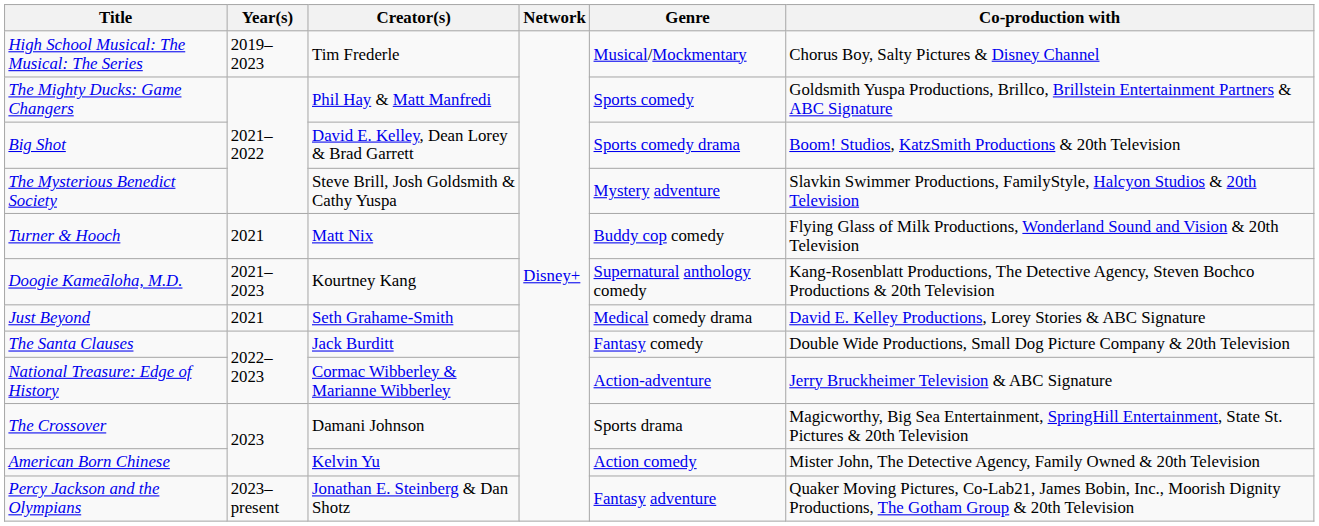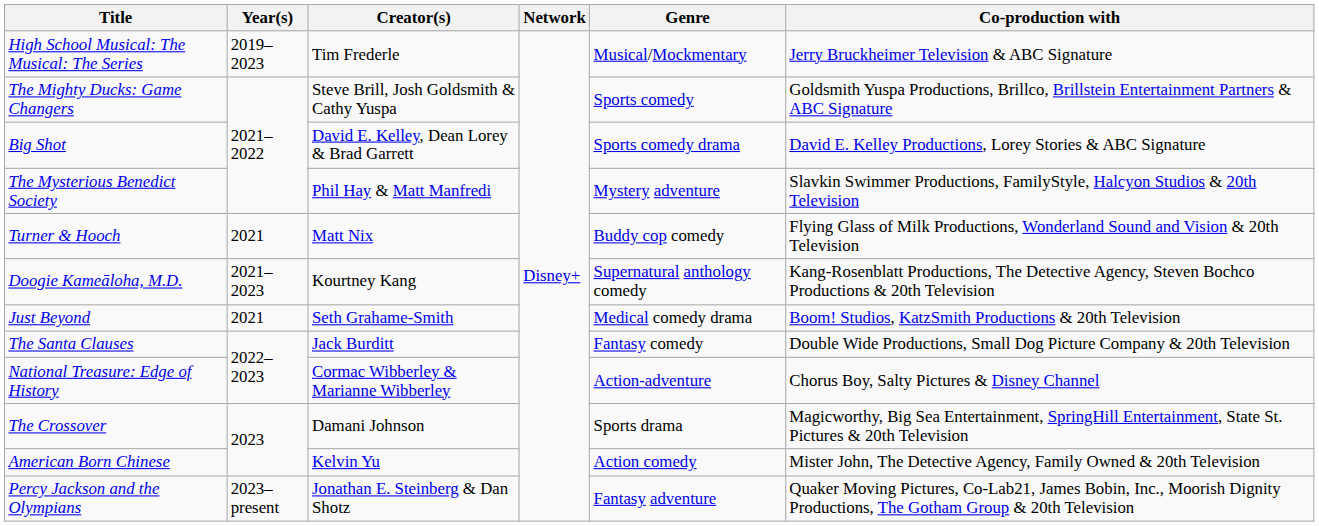(944, 53) Chorus Boy, Salty Pictures & Disney Channel -> (951, 53) Jerry Bruckheimer Television & ABC Signature
(402, 99) Phil Hay & Matt Manfredi -> (413, 99) Steve Brill, Josh Goldsmith & Cathy Yuspa
(985, 145) Boom! Studios, KatzSmith Productions & 20th Television -> (997, 145) David E. Kelley Productions, Lorey Stories & ABC Signature
(413, 190) Steve Brill, Josh Goldsmith & Cathy Yuspa -> (402, 190) Phil Hay & Matt Manfredi
(997, 317) David E. Kelley Productions, Lorey Stories & ABC Signature -> (985, 317) Boom! Studios, KatzSmith Productions & 20th Television
(951, 380) Jerry Bruckheimer Television & ABC Signature -> (944, 380) Chorus Boy, Salty Pictures & Disney Channel
